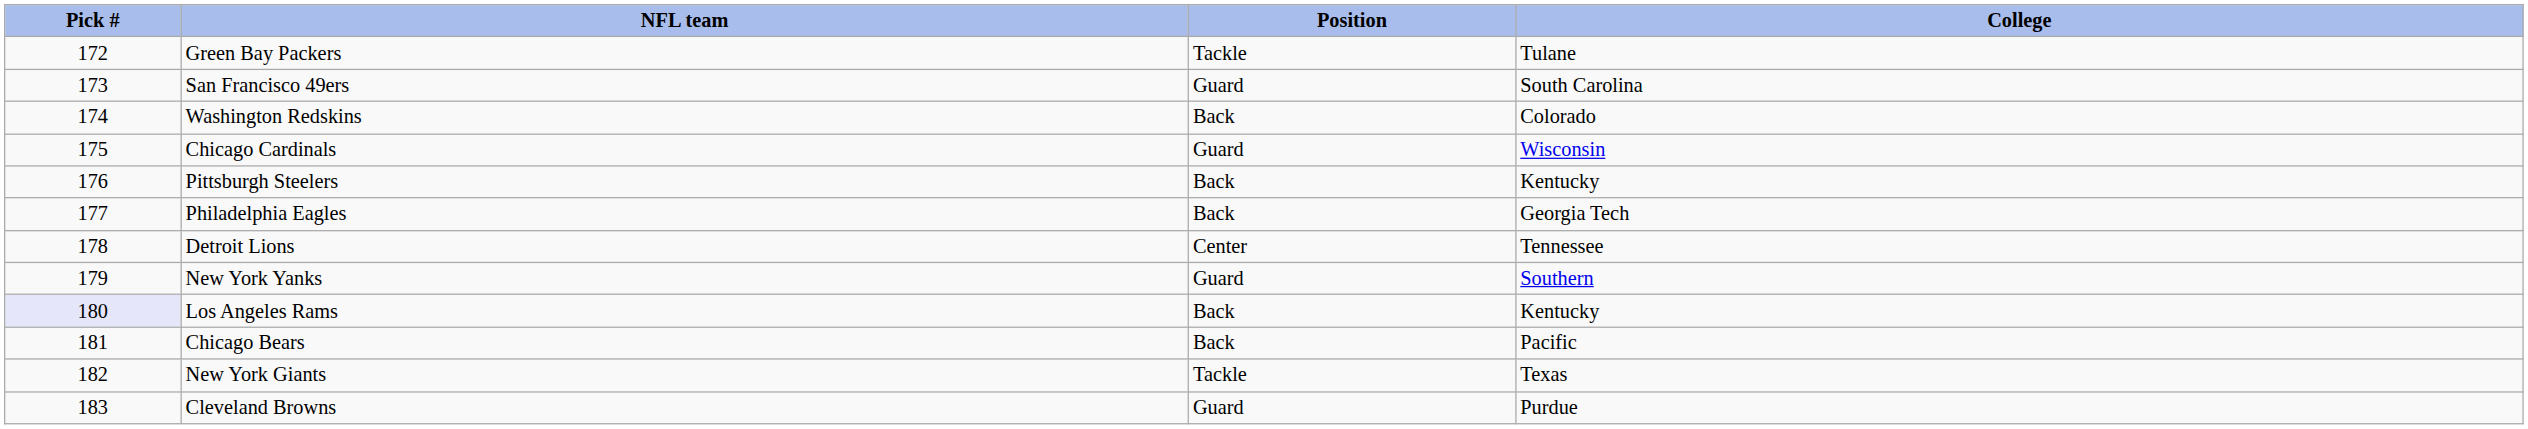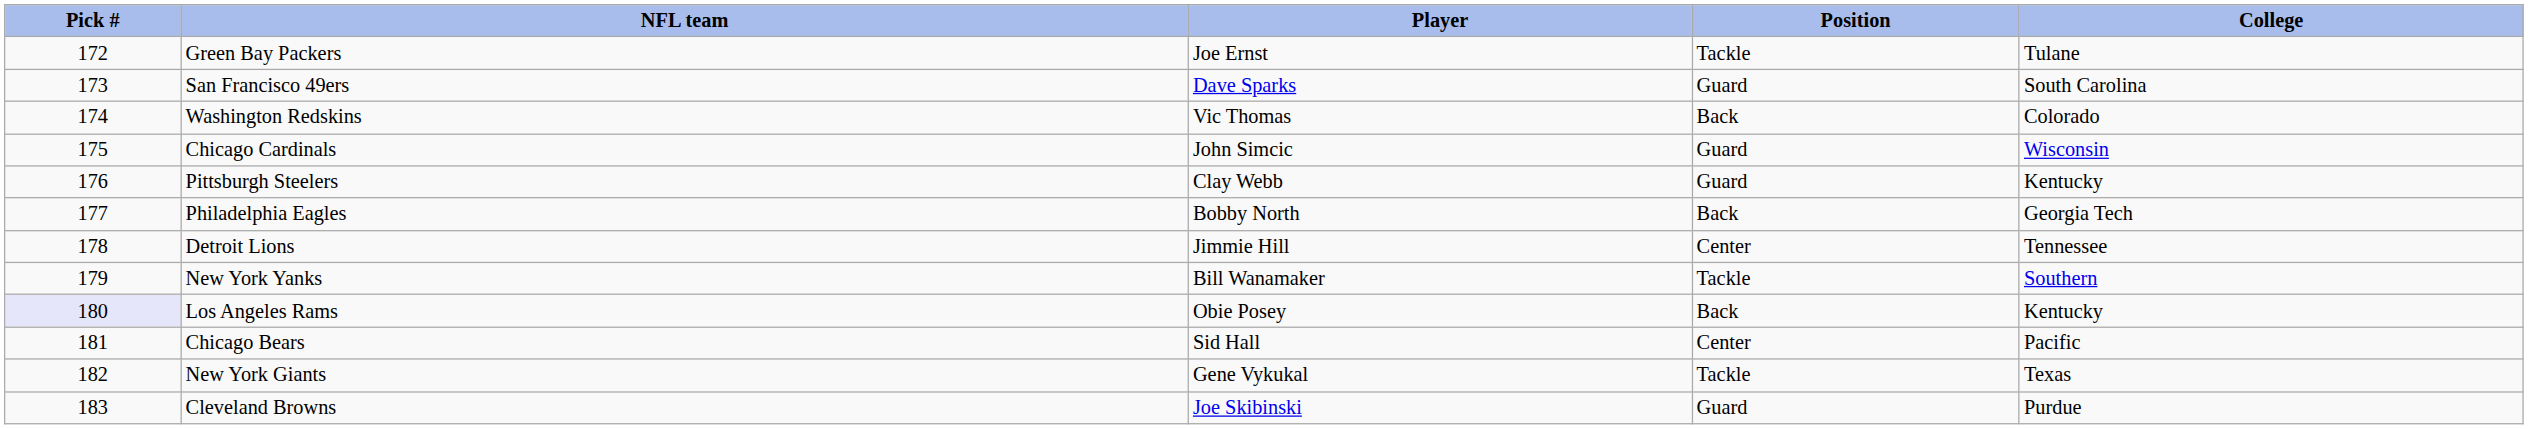+ column: (1440, 20)
(1214, 181) Back -> (1722, 181) Guard
(1218, 278) Guard -> (1724, 278) Tackle
(1214, 342) Back -> (1724, 342) Center
